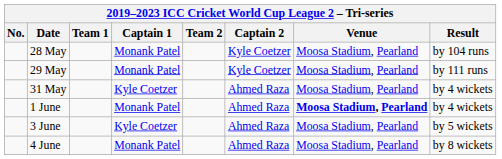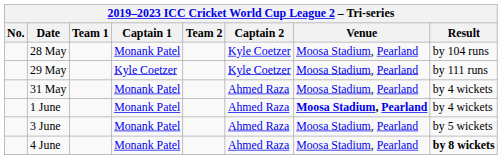(147, 70) Monank Patel -> (146, 70) Kyle Coetzer
(146, 88) Kyle Coetzer -> (147, 88) Monank Patel
(146, 126) Kyle Coetzer -> (147, 126) Monank Patel
(463, 145) normal -> (464, 145) bold
